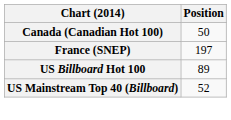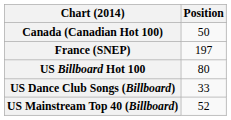(204, 69) 89 -> (204, 69) 80
+ row: (93, 87)
